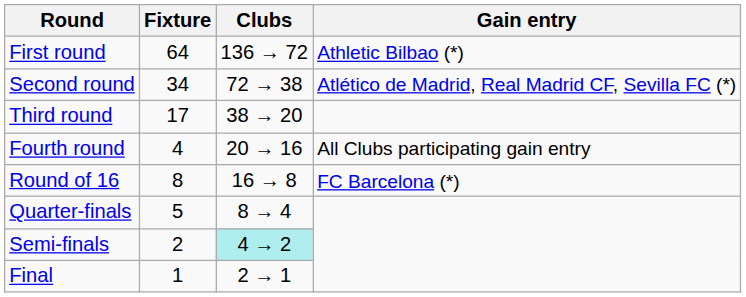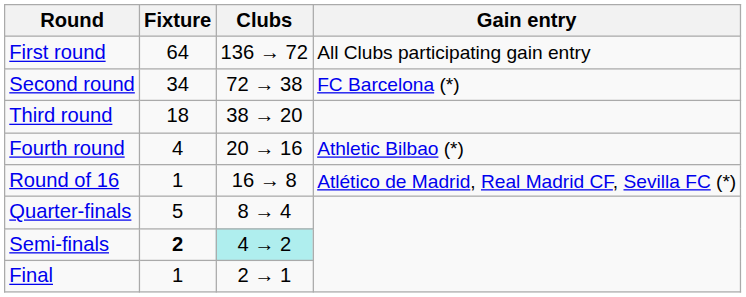(391, 53) Athletic Bilbao (*) -> (454, 53) All Clubs participating gain entry
(527, 85) Atlético de Madrid, Real Madrid CF, Sevilla FC (*) -> (388, 85) FC Barcelona (*)
(178, 116) 17 -> (178, 116) 18
(454, 149) All Clubs participating gain entry -> (391, 149) Athletic Bilbao (*)
(178, 180) 8 -> (178, 180) 1
(388, 180) FC Barcelona (*) -> (527, 180) Atlético de Madrid, Real Madrid CF, Sevilla FC (*)
(178, 244) normal -> (178, 244) bold
